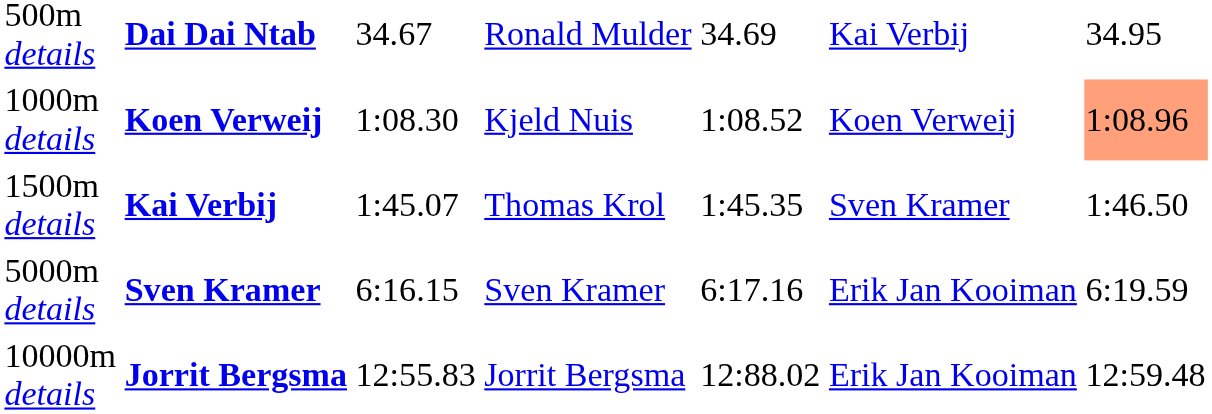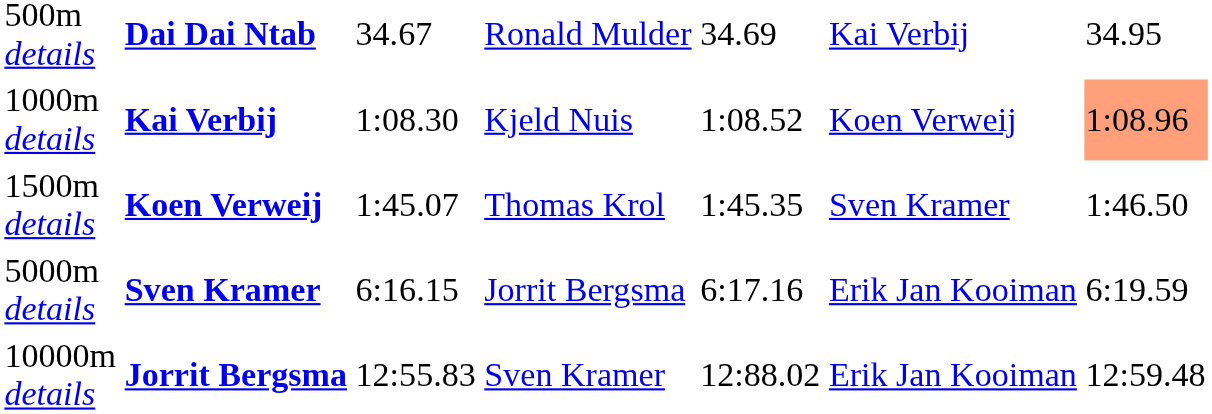(224, 119) Koen Verweij -> (201, 119) Kai Verbij
(201, 204) Kai Verbij -> (224, 204) Koen Verweij
(575, 289) Sven Kramer -> (585, 289) Jorrit Bergsma
(585, 374) Jorrit Bergsma -> (575, 374) Sven Kramer
